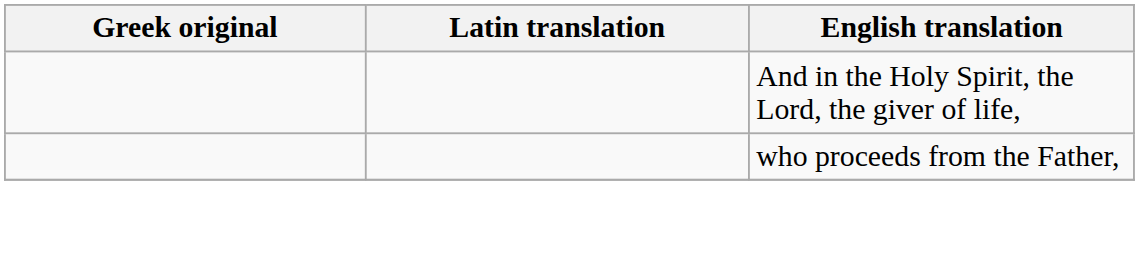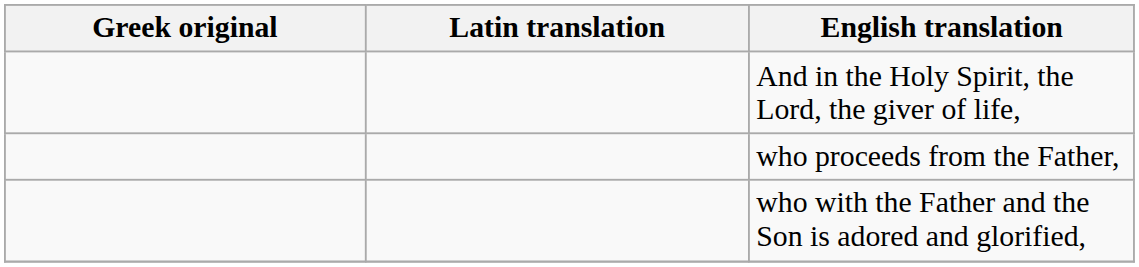+ row: (923, 219)
